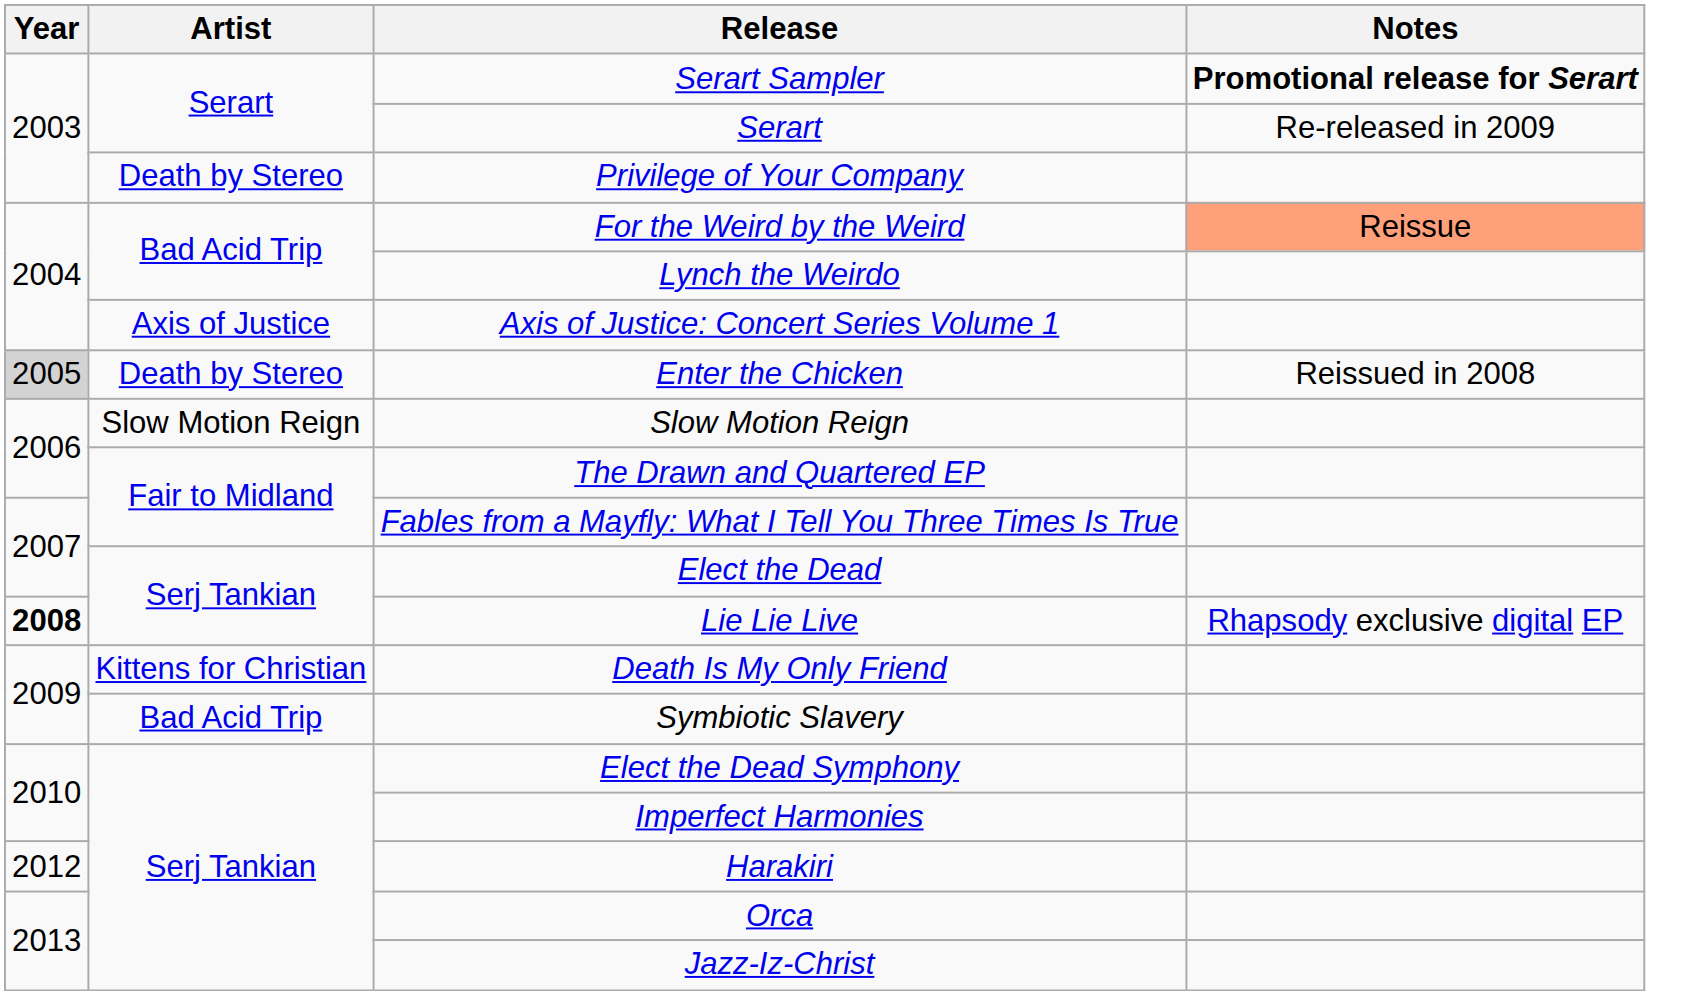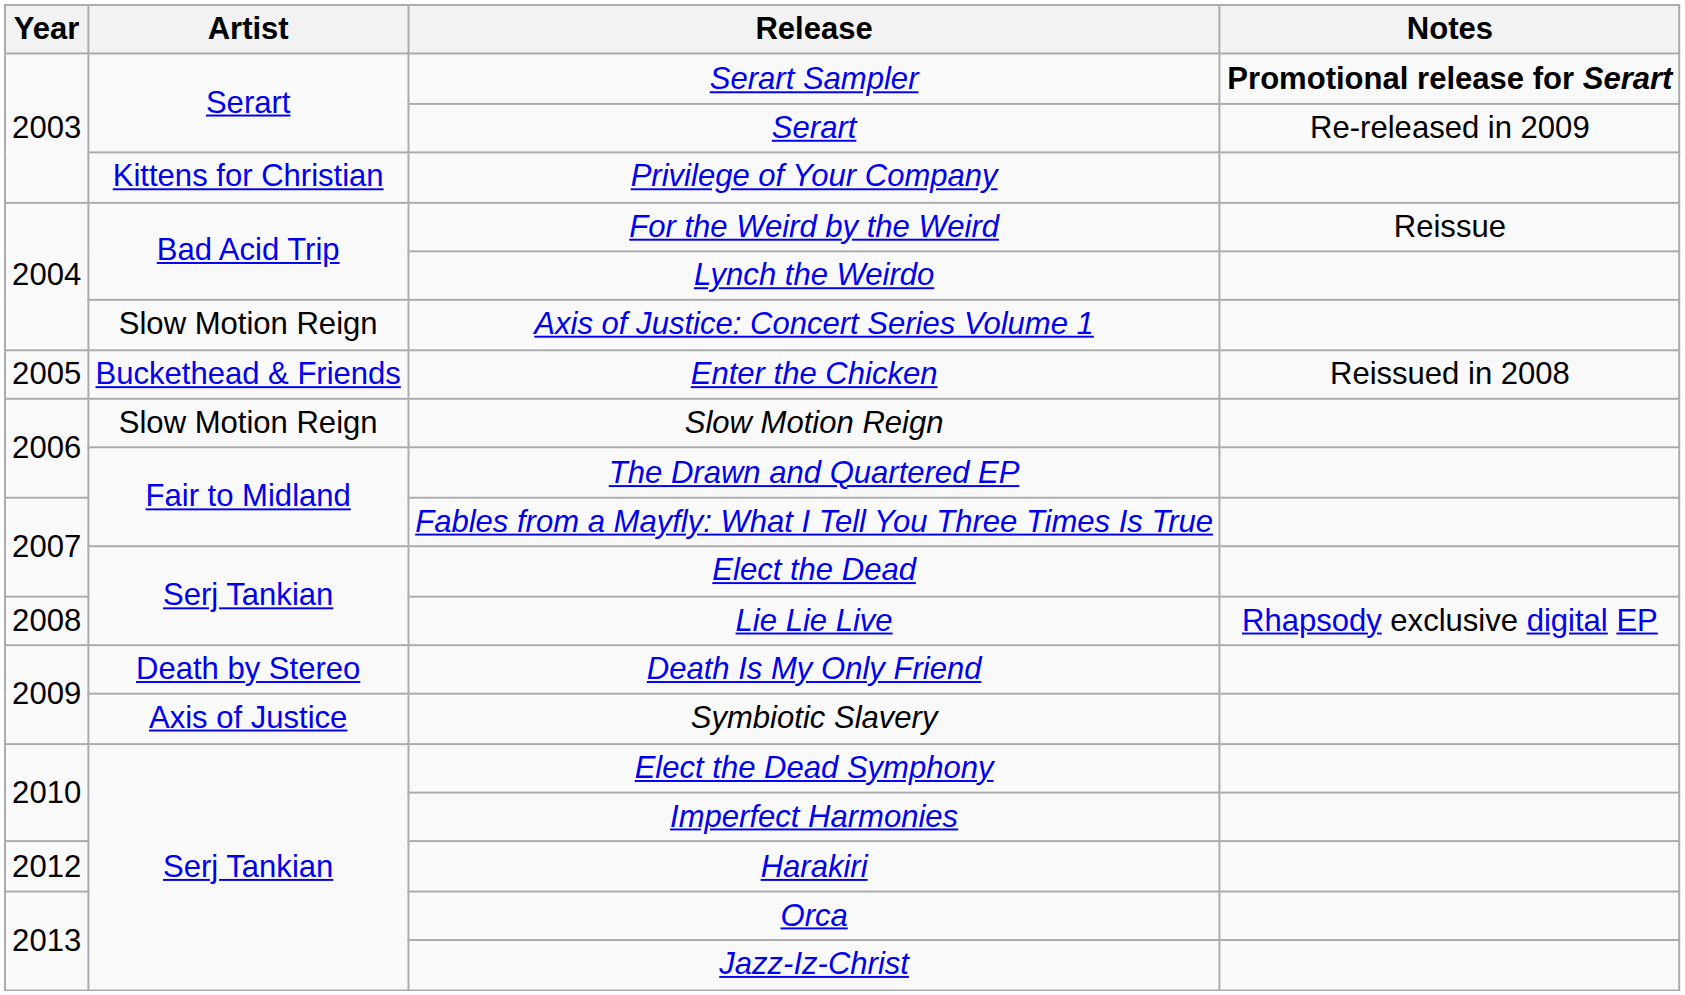(231, 176) Death by Stereo -> (248, 176) Kittens for Christian
(1415, 226) lightsalmon background -> (1450, 226) no background
(231, 324) Axis of Justice -> (248, 324) Slow Motion Reign
(47, 373) lightgrey background -> (47, 373) no background
(231, 373) Death by Stereo -> (248, 373) Buckethead & Friends
(47, 619) bold -> (47, 619) normal
(231, 669) Kittens for Christian -> (248, 669) Death by Stereo
(231, 718) Bad Acid Trip -> (248, 718) Axis of Justice
